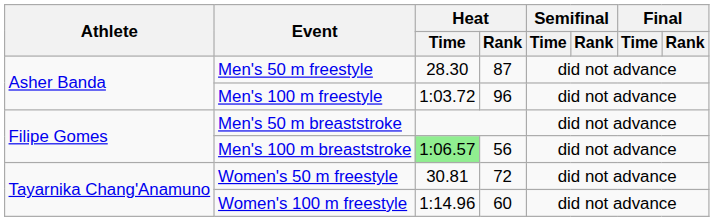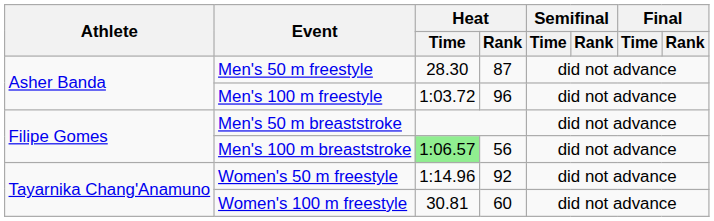(447, 176) 30.81 -> (447, 176) 1:14.96
(503, 176) 72 -> (503, 176) 92
(447, 203) 1:14.96 -> (447, 203) 30.81
